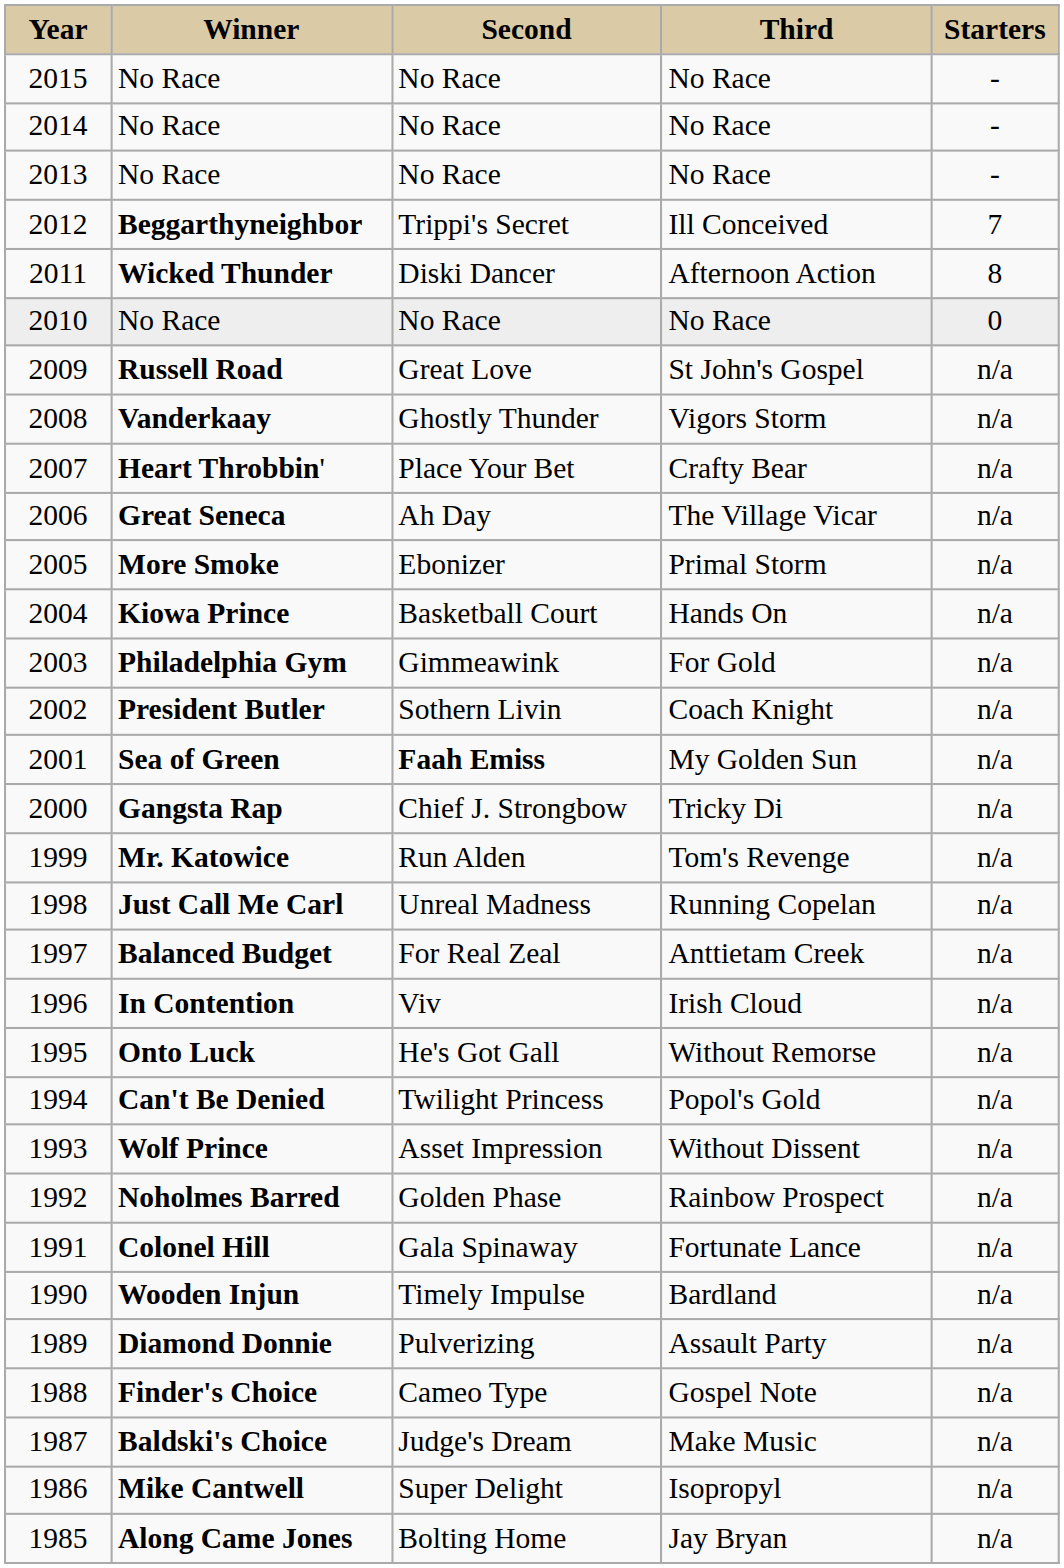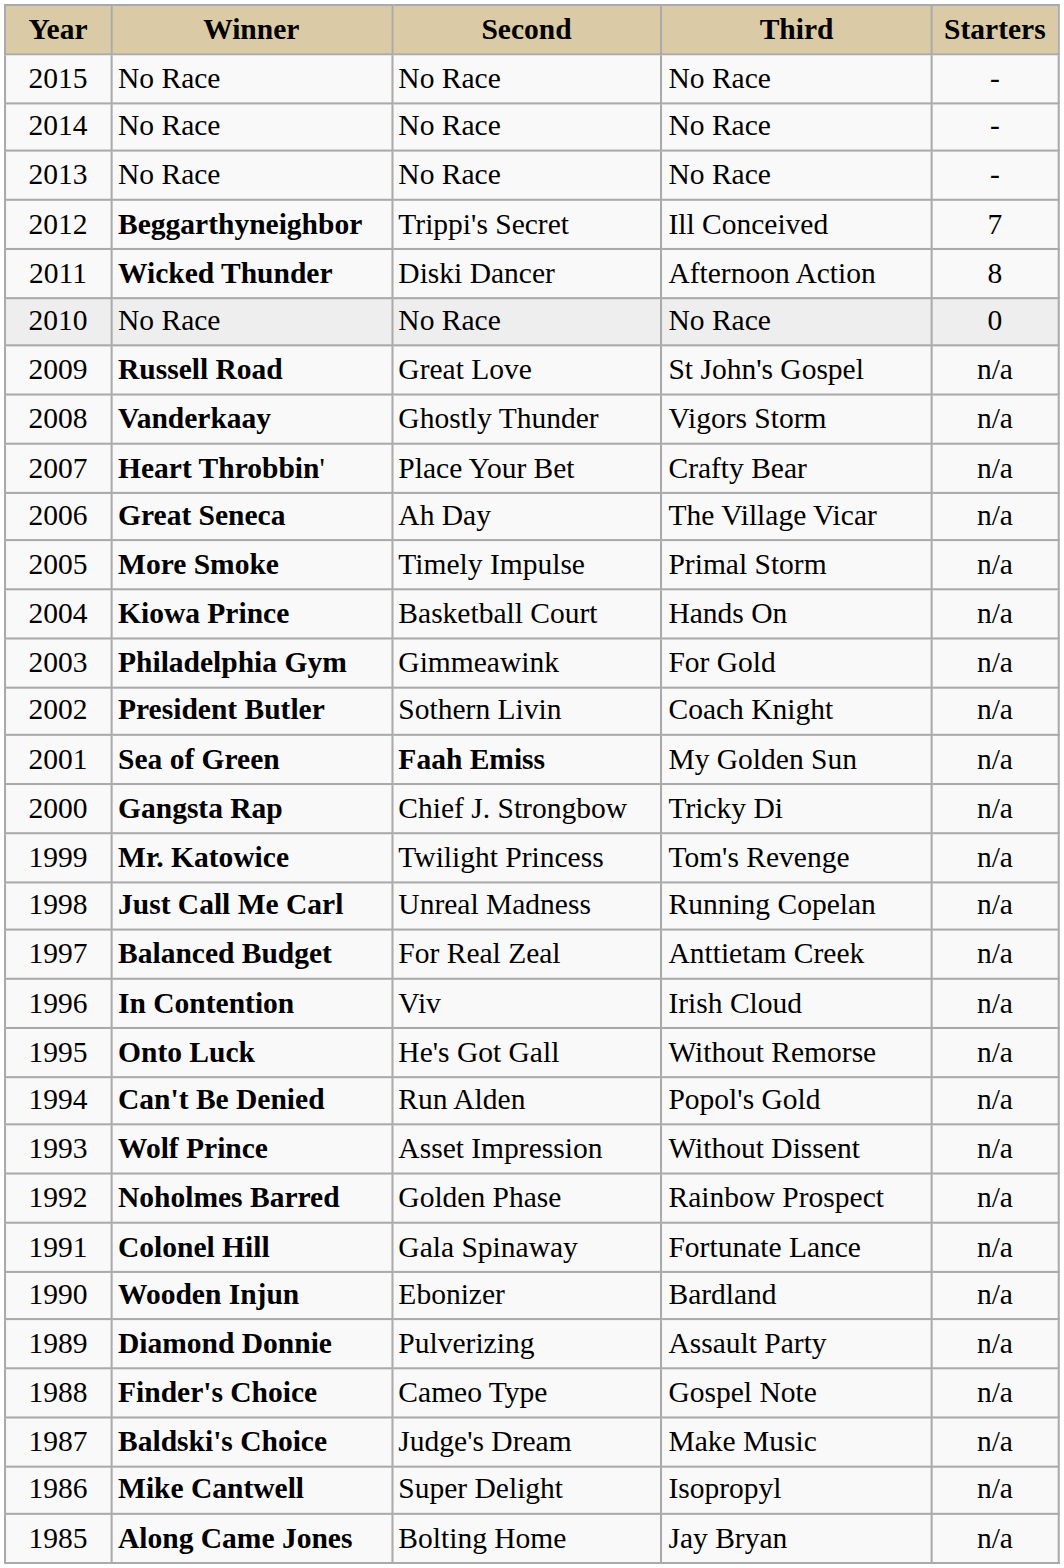(452, 564) Ebonizer -> (492, 564) Timely Impulse
(462, 856) Run Alden -> (501, 856) Twilight Princess
(501, 1100) Twilight Princess -> (462, 1100) Run Alden
(492, 1295) Timely Impulse -> (452, 1295) Ebonizer
